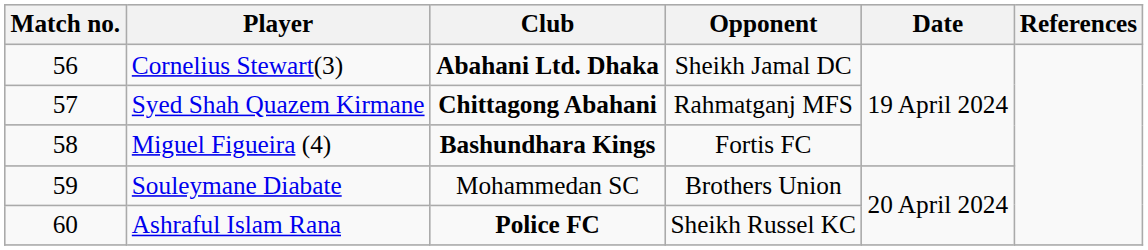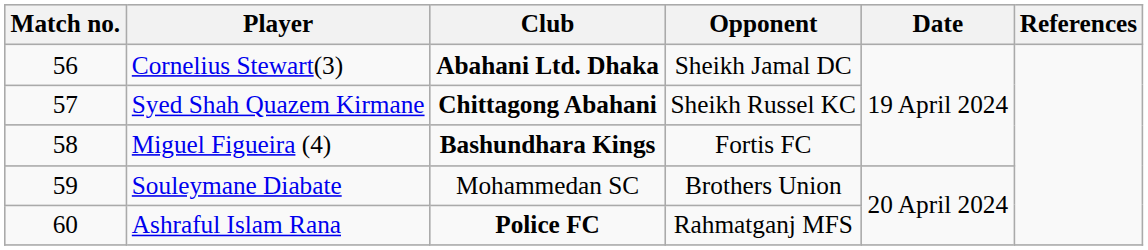(763, 104) Rahmatganj MFS -> (763, 104) Sheikh Russel KC
(763, 225) Sheikh Russel KC -> (763, 225) Rahmatganj MFS
